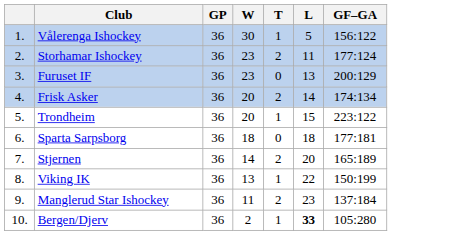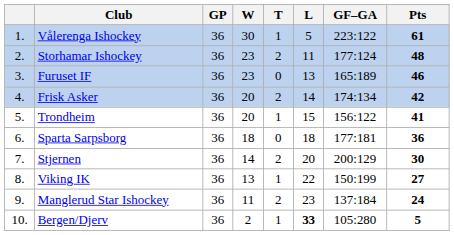+ column: (418, 14)
(355, 35) 156:122 -> (355, 35) 223:122
(355, 76) 200:129 -> (355, 76) 165:189
(355, 117) 223:122 -> (355, 117) 156:122
(355, 158) 165:189 -> (355, 158) 200:129
